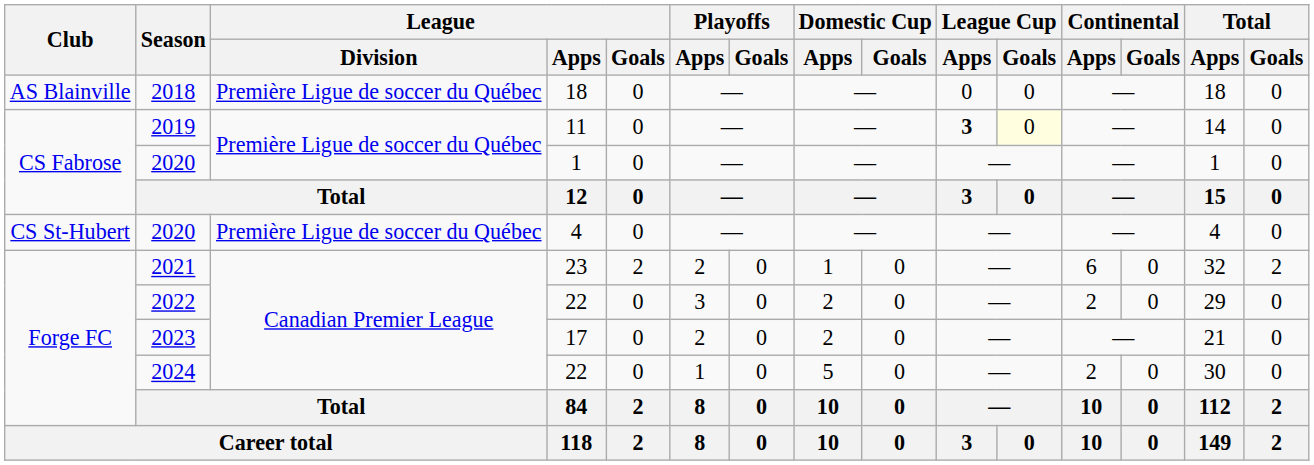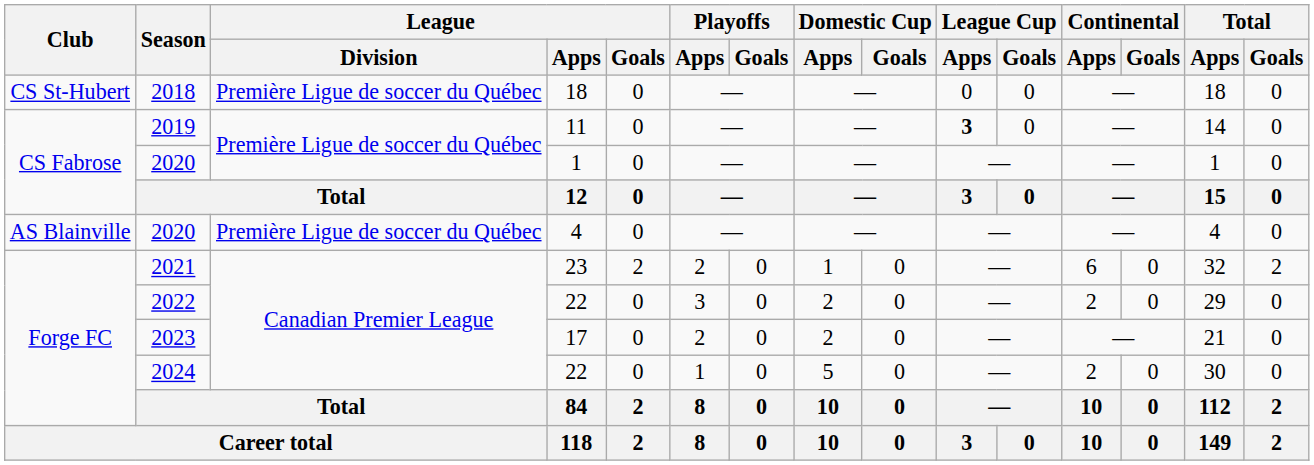(70, 92) AS Blainville -> (70, 92) CS St-Hubert
(1029, 127) lightyellow background -> (1029, 127) no background
(70, 232) CS St-Hubert -> (70, 232) AS Blainville
